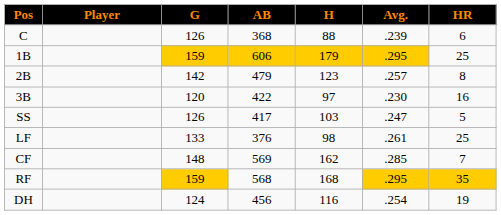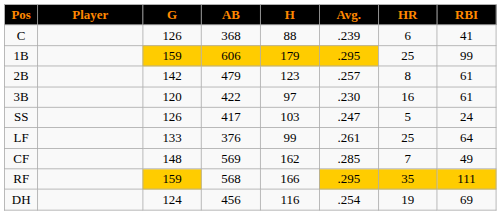+ column: (467, 14)
(329, 138) 98 -> (290, 138) 99
(329, 179) 168 -> (290, 179) 166
